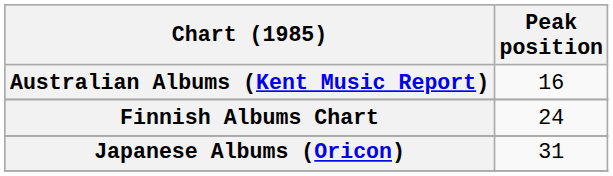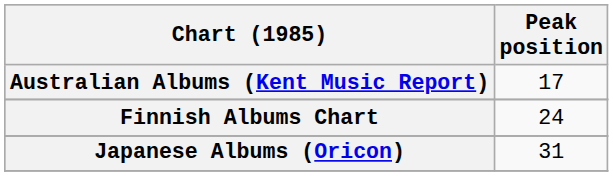(551, 82) 16 -> (551, 82) 17
